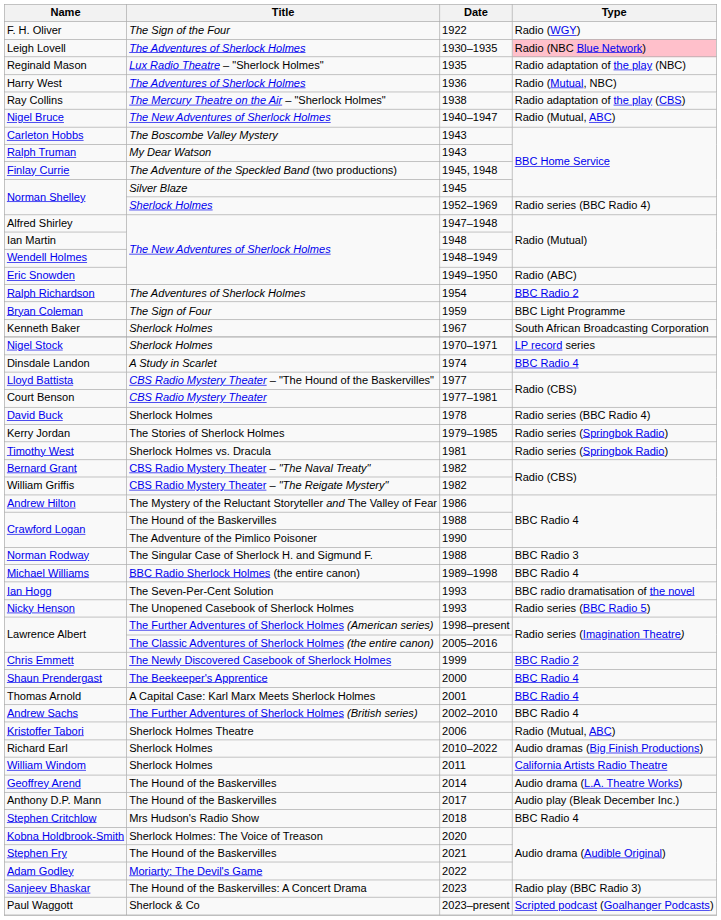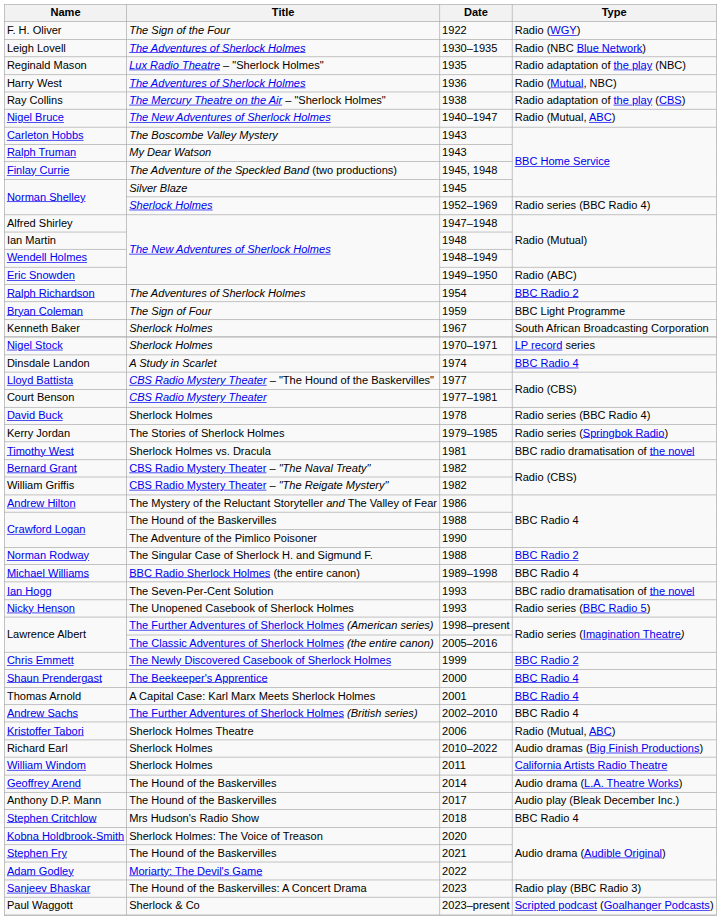(580, 48) pink background -> (580, 48) no background
(591, 450) Radio series (Springbok Radio) -> (605, 450) BBC radio dramatisation of the novel
(547, 556) BBC Radio 3 -> (547, 556) BBC Radio 2
